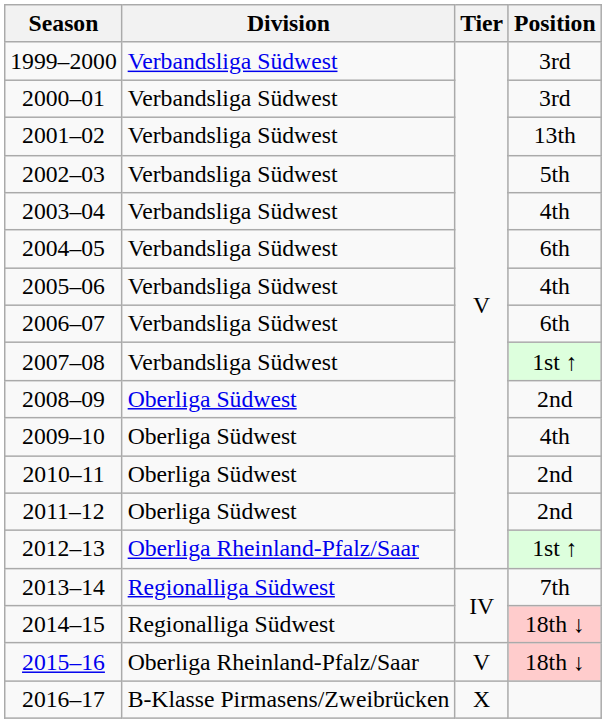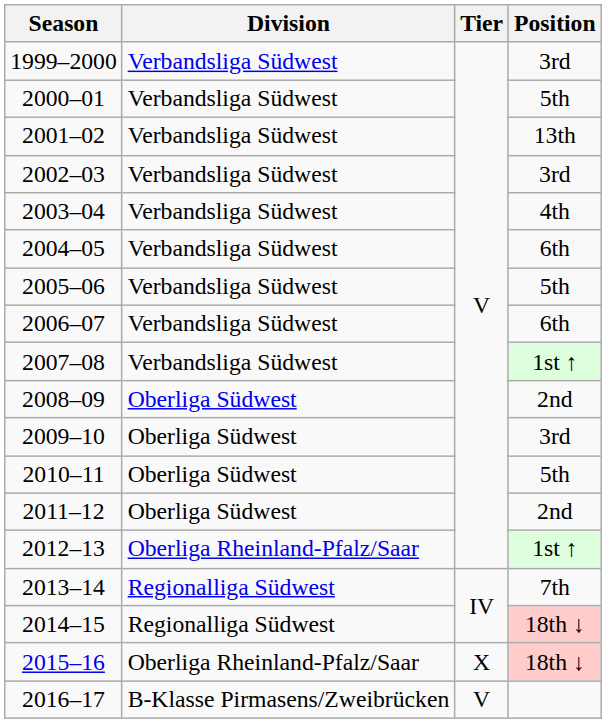(555, 98) 3rd -> (555, 98) 5th
(555, 173) 5th -> (555, 173) 3rd
(555, 286) 4th -> (555, 286) 5th
(555, 436) 4th -> (555, 436) 3rd
(555, 473) 2nd -> (555, 473) 5th
(482, 661) V -> (482, 661) X
(482, 699) X -> (482, 699) V
